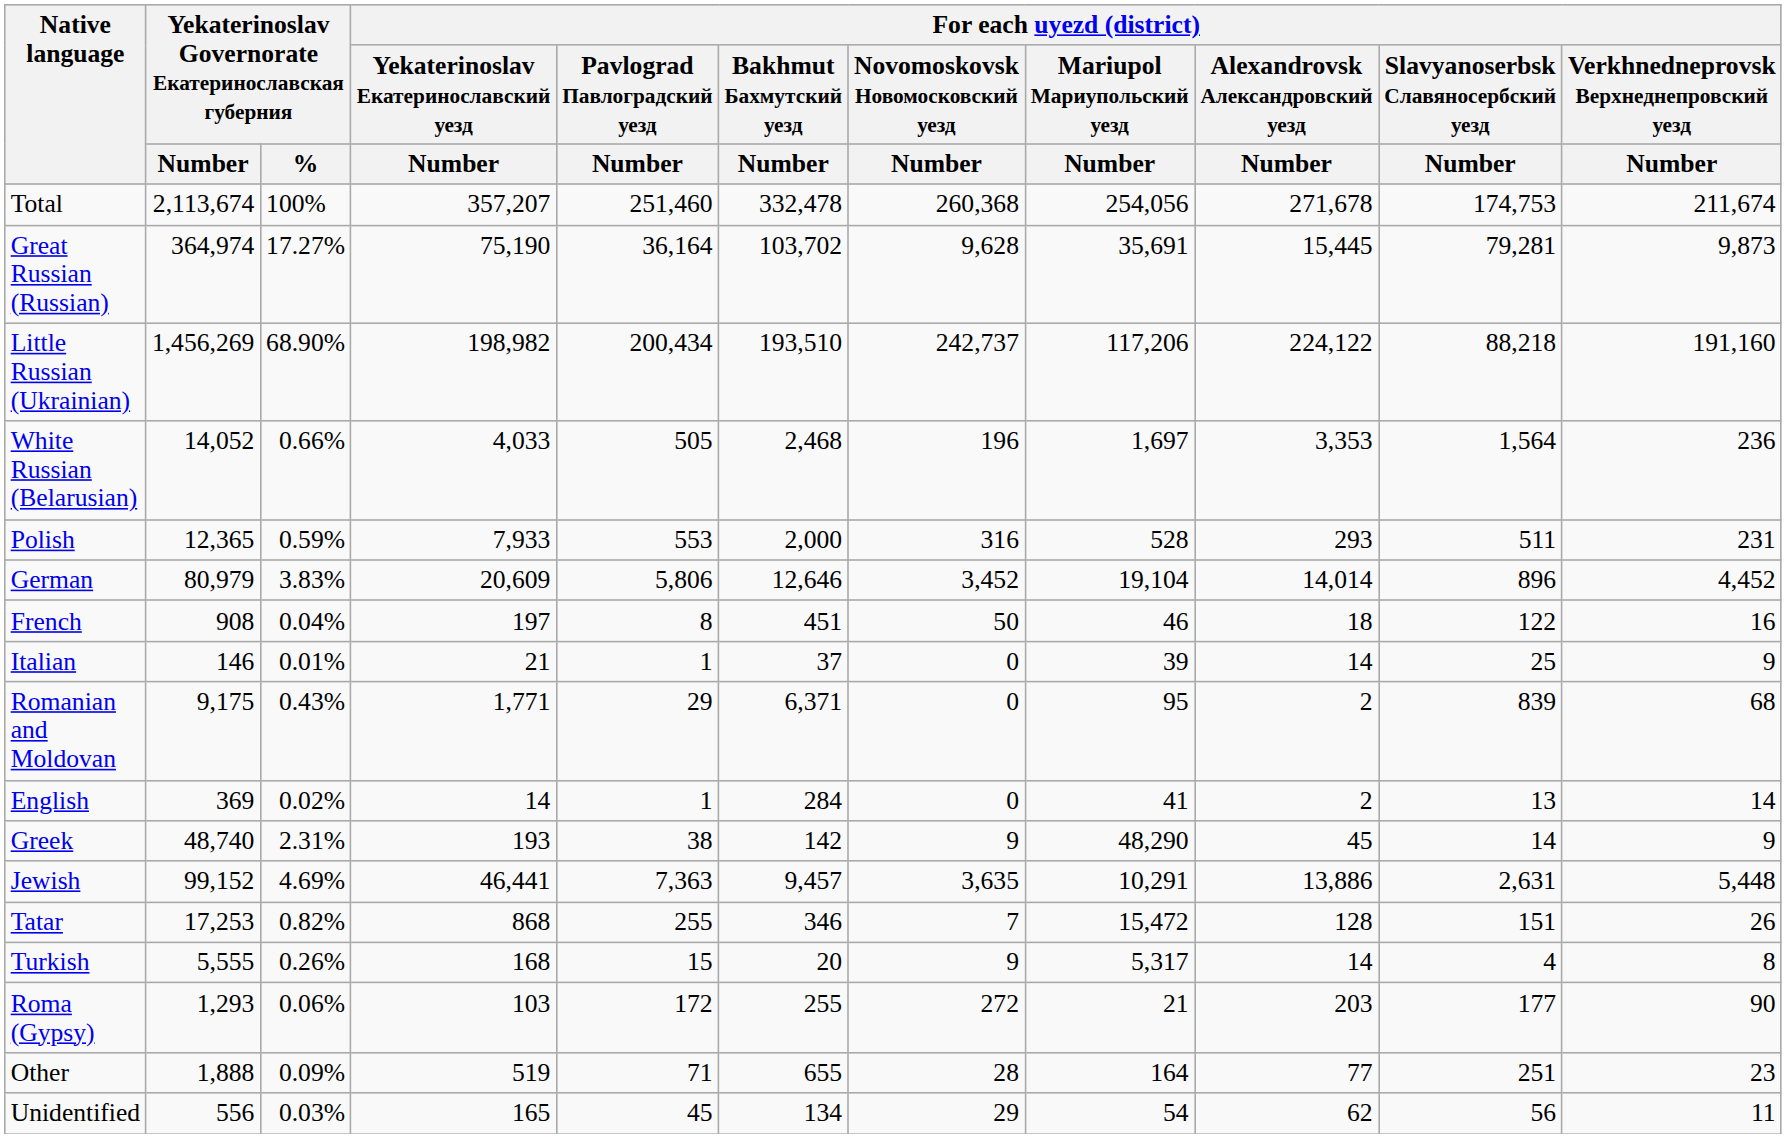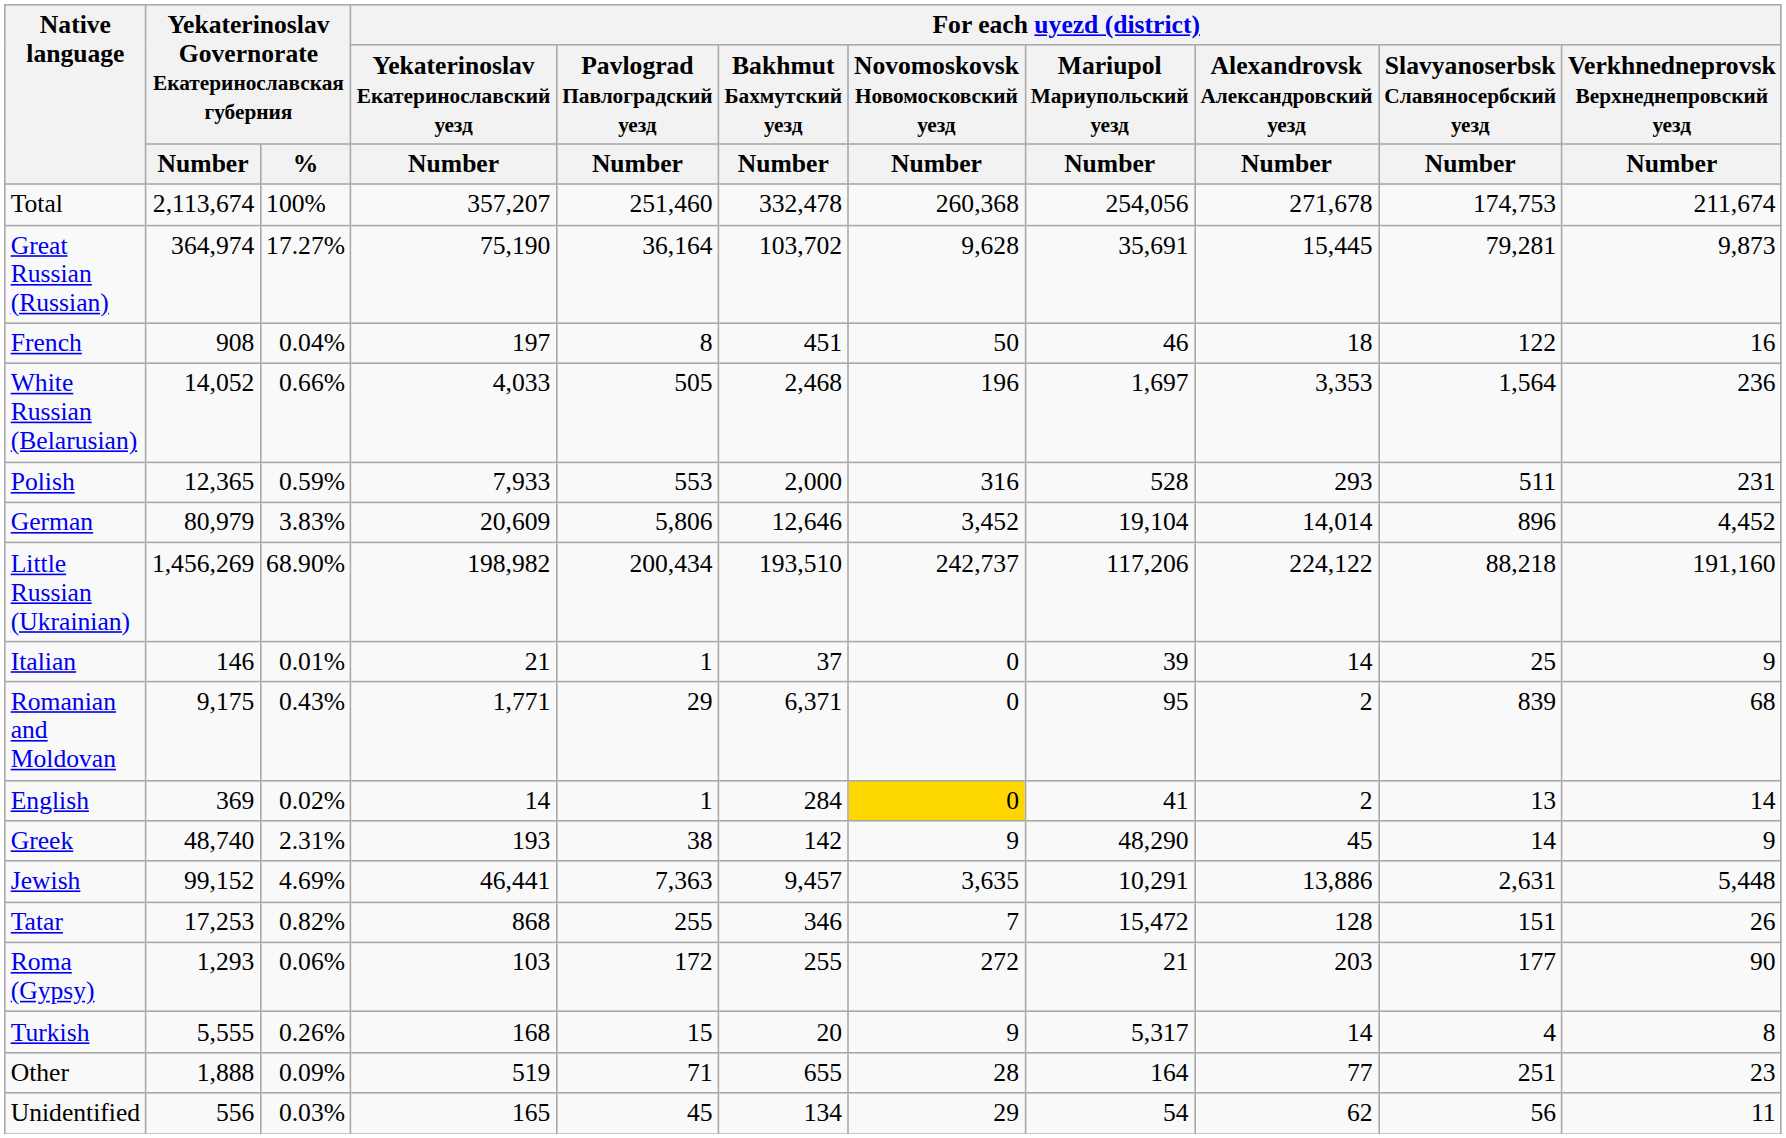rows swapped: (70, 371) <-> (46, 620)
(1013, 800) no background -> (1013, 800) gold background
rows swapped: (50, 962) <-> (53, 1017)
